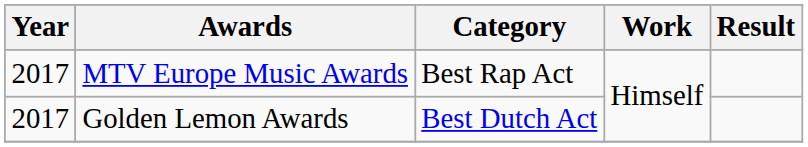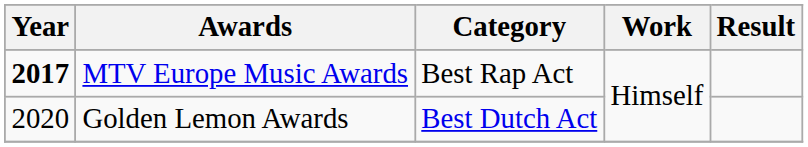(40, 73) normal -> (40, 73) bold
(40, 118) 2017 -> (40, 118) 2020
